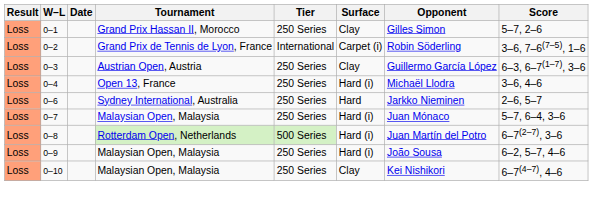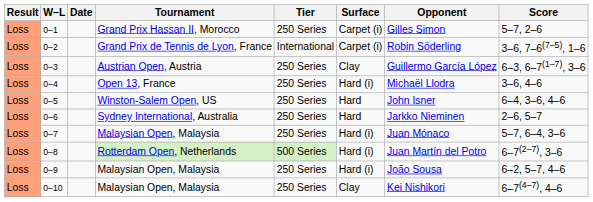(349, 29) Clay -> (360, 29) Carpet (i)
+ row: (51, 101)
